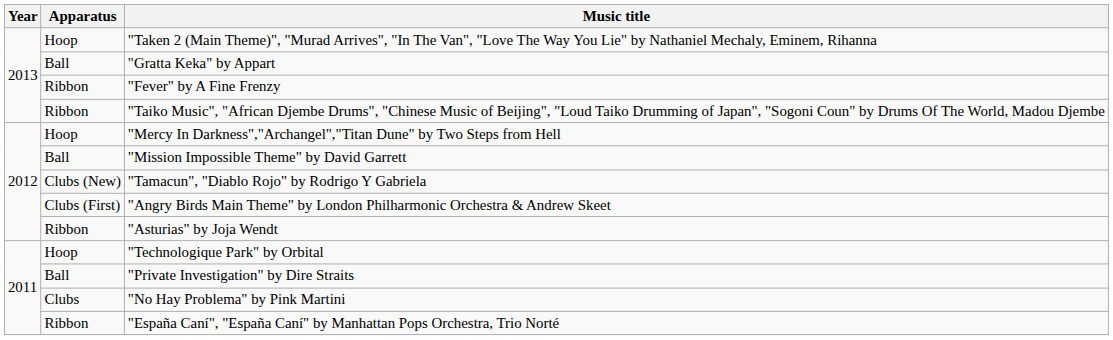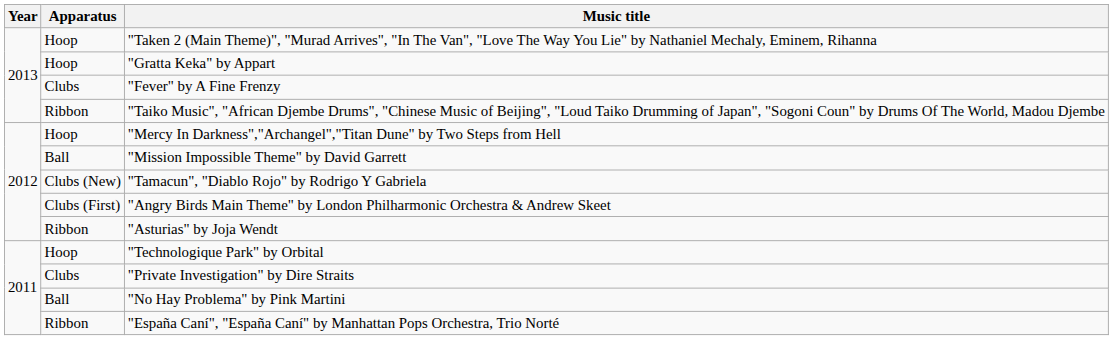(57, 63) Ball -> (61, 63) Hoop
(66, 87) Ribbon -> (62, 87) Clubs
(57, 275) Ball -> (62, 275) Clubs
(62, 299) Clubs -> (57, 299) Ball
